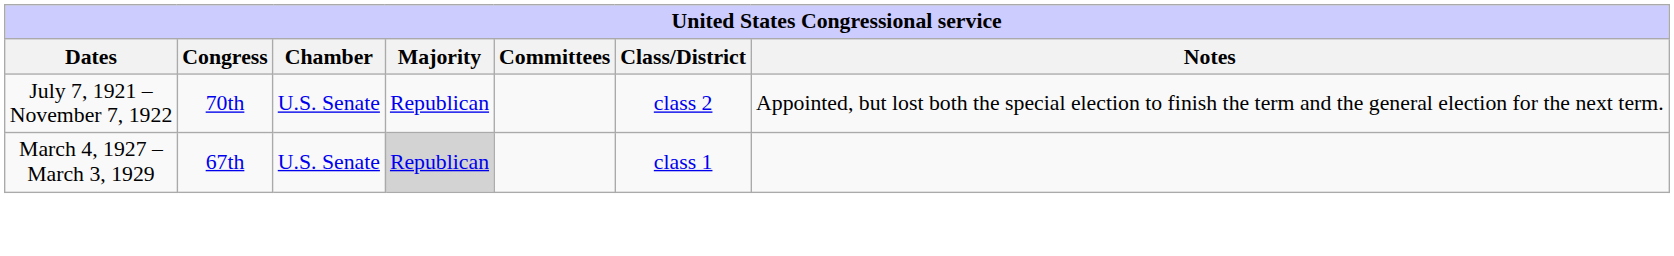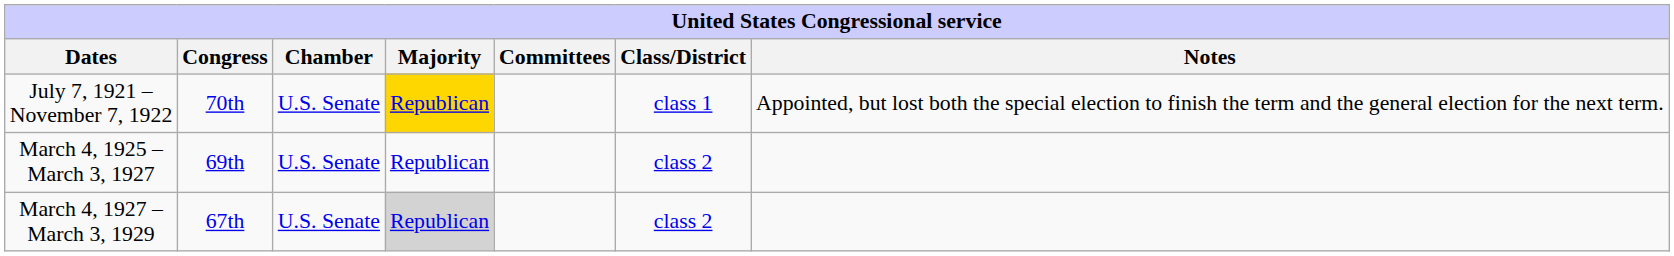(439, 103) no background -> (439, 103) gold background
(683, 103) class 2 -> (683, 103) class 1
+ row: (91, 162)
(683, 162) class 1 -> (683, 220) class 2
